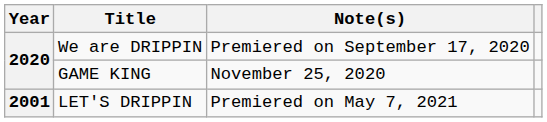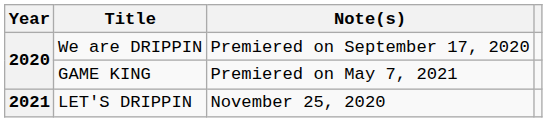(298, 75) November 25, 2020 -> (334, 75) Premiered on May 7, 2021
(29, 103) 2001 -> (29, 103) 2021
(334, 103) Premiered on May 7, 2021 -> (298, 103) November 25, 2020
